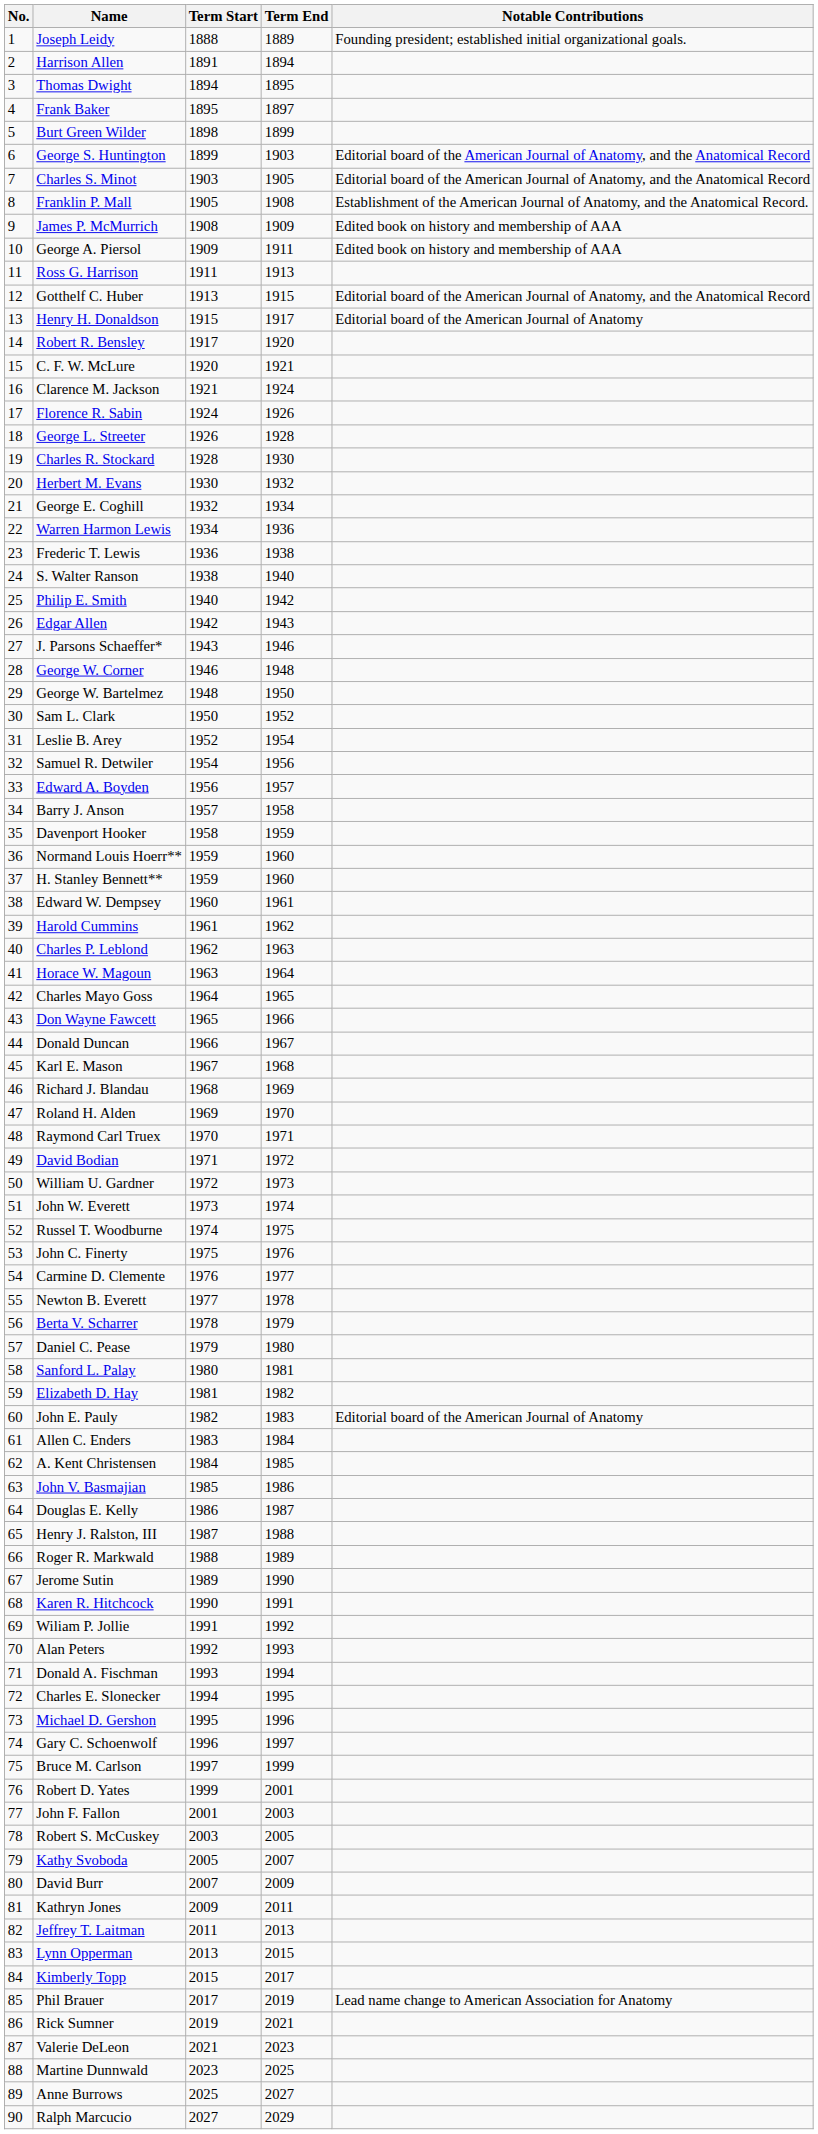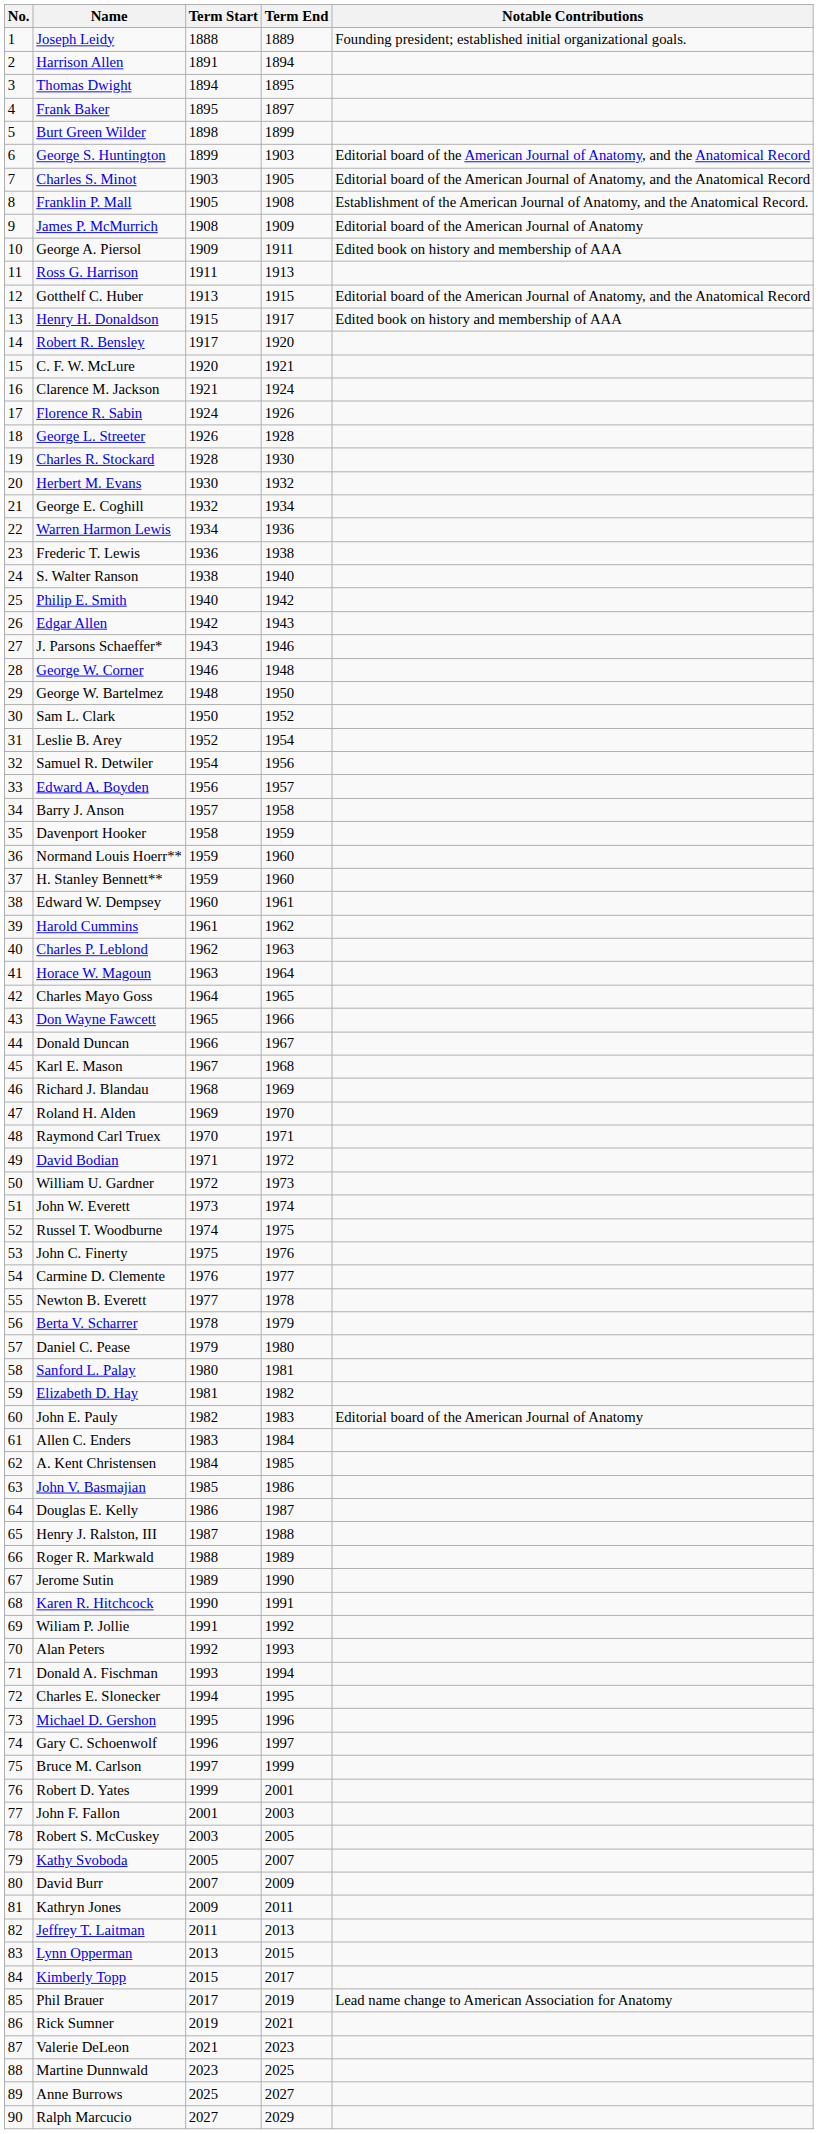(479, 226) Edited book on history and membership of AAA -> (489, 226) Editorial board of the American Journal of Anatomy
(489, 319) Editorial board of the American Journal of Anatomy -> (479, 319) Edited book on history and membership of AAA
